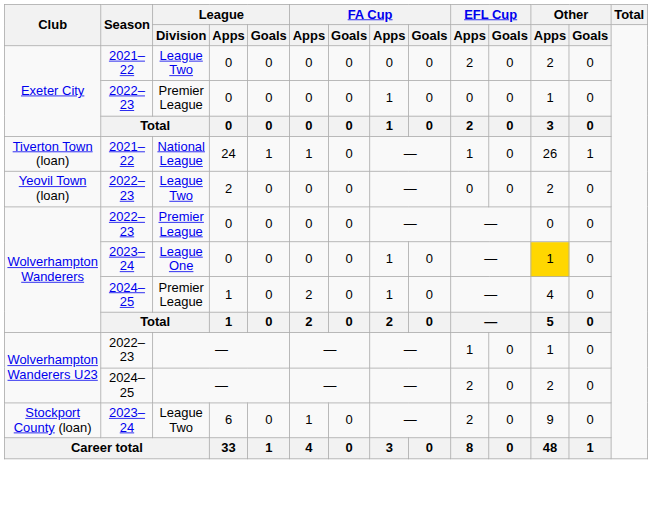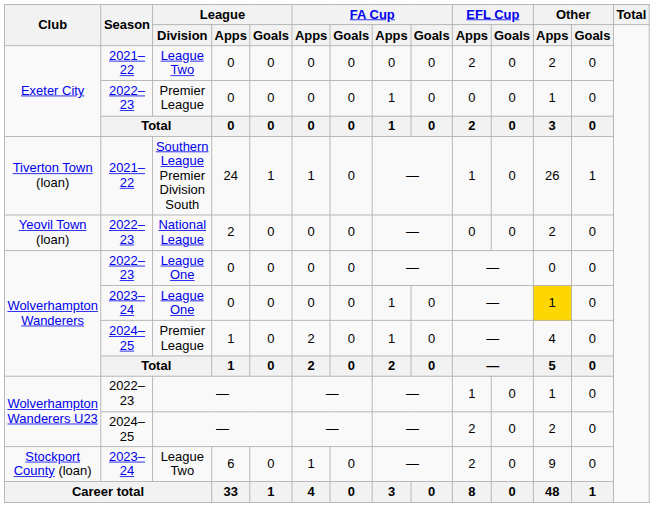(181, 153) National League -> (182, 175) Southern League Premier Division South
(181, 189) League Two -> (182, 232) National League
(181, 224) Premier League -> (182, 268) League One
